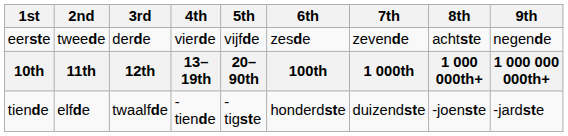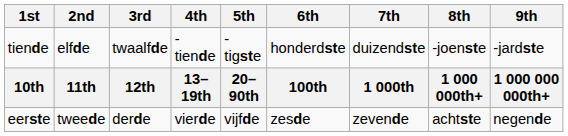rows swapped: (29, 39) <-> (28, 111)
